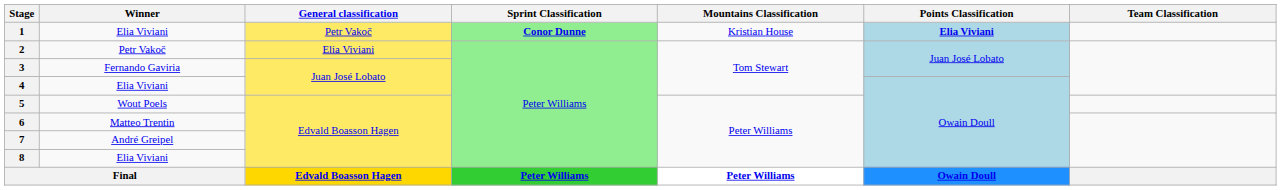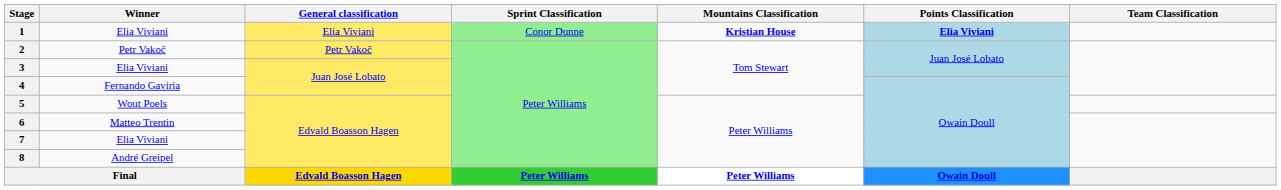(348, 31) Petr Vakoč -> (348, 31) Elia Viviani
(554, 31) bold -> (554, 31) normal
(761, 31) normal -> (761, 31) bold
(348, 50) Elia Viviani -> (348, 50) Petr Vakoč
(142, 68) Fernando Gaviria -> (142, 68) Elia Viviani
(142, 86) Elia Viviani -> (142, 86) Fernando Gaviria
(142, 140) André Greipel -> (142, 140) Elia Viviani
(142, 158) Elia Viviani -> (142, 158) André Greipel
